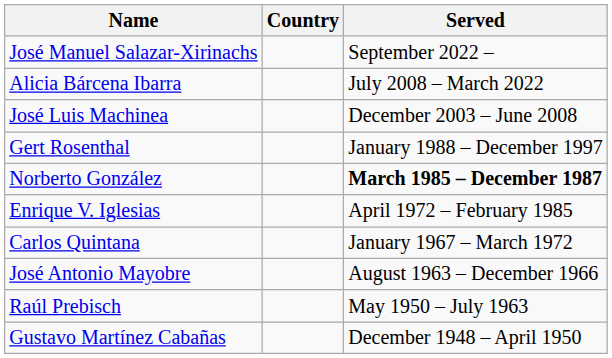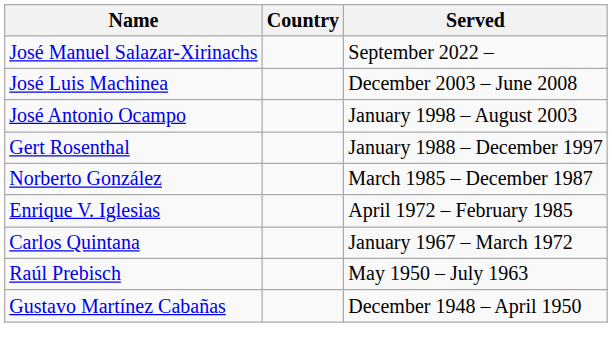- row: (95, 83)
+ row: (98, 115)
(475, 178) bold -> (470, 178) normal
- row: (100, 274)
